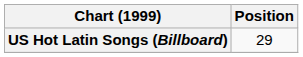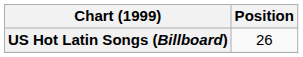(264, 40) 29 -> (264, 40) 26
